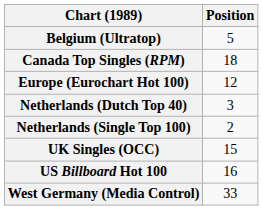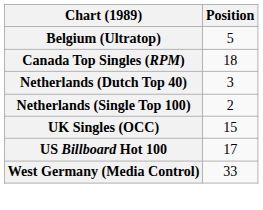- row: (104, 82)
(230, 171) 16 -> (230, 149) 17
